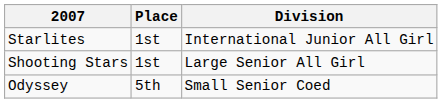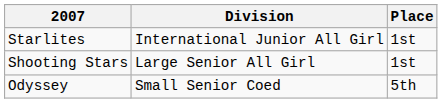columns swapped: (156, 16) <-> (309, 16)
